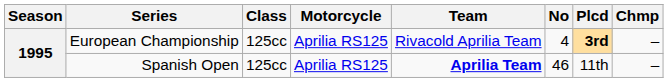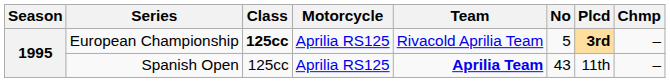(266, 41) normal -> (267, 41) bold
(565, 41) 4 -> (567, 41) 5
(561, 65) 46 -> (562, 65) 43
